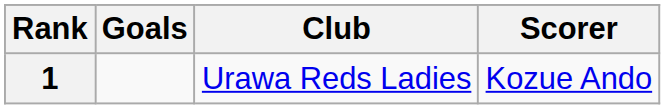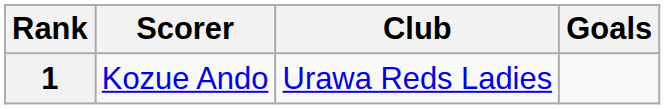columns swapped: (569, 28) <-> (145, 28)
